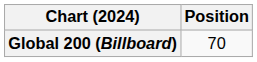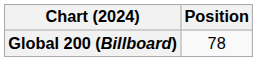(217, 43) 70 -> (217, 43) 78
